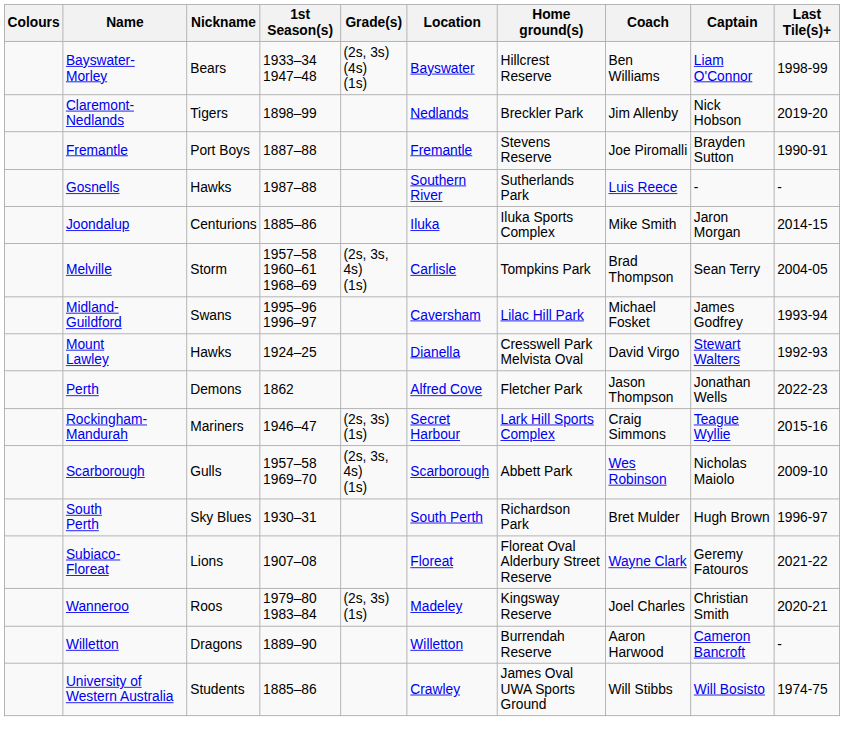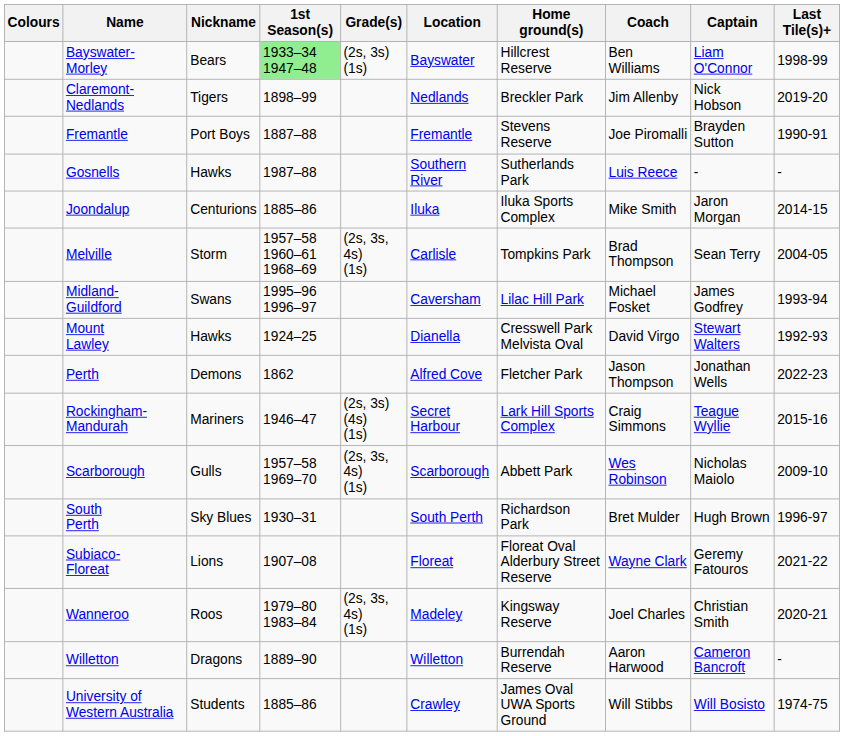(290, 68) no background -> (290, 60) lightgreen background
(366, 68) (2s, 3s) (4s) (1s) -> (366, 60) (2s, 3s) (1s)
(366, 427) (2s, 3s) (1s) -> (366, 419) (2s, 3s) (4s) (1s)
(366, 607) (2s, 3s) (1s) -> (366, 615) (2s, 3s, 4s) (1s)
